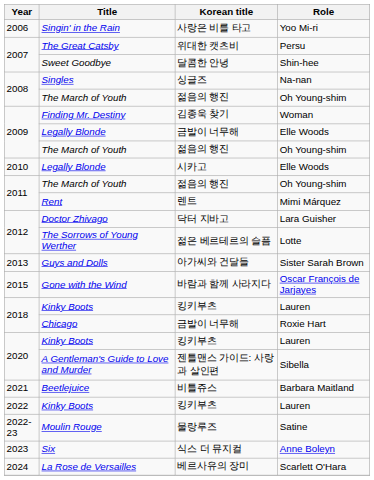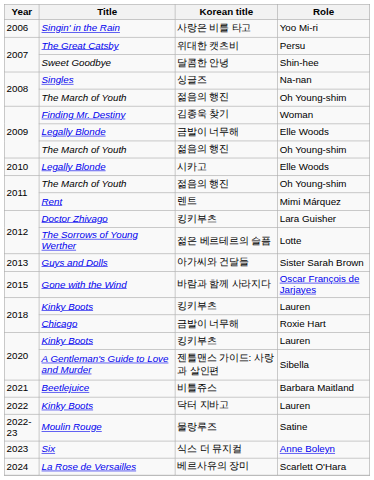(203, 218) 닥터 지바고 -> (197, 218) 킹키부츠
(197, 405) 킹키부츠 -> (203, 405) 닥터 지바고
